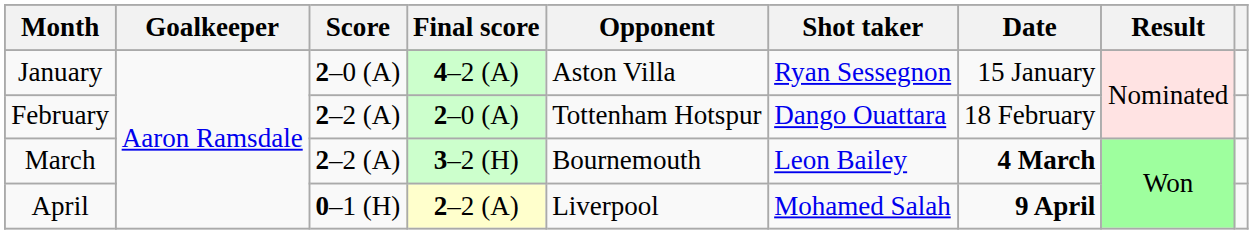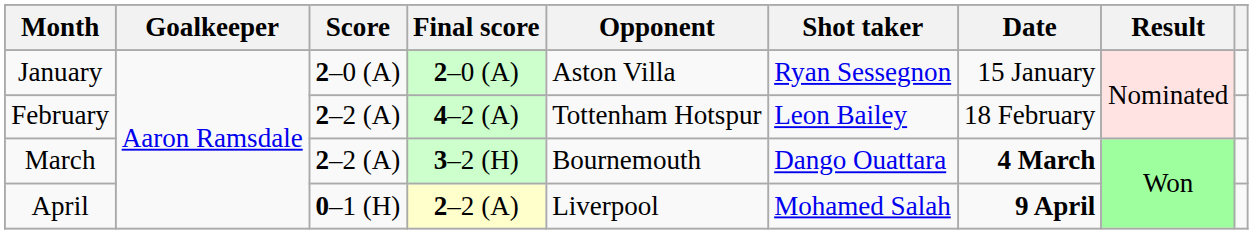(476, 71) 4–2 (A) -> (476, 71) 2–0 (A)
(476, 116) 2–0 (A) -> (476, 116) 4–2 (A)
(860, 116) Dango Ouattara -> (841, 116) Leon Bailey
(841, 161) Leon Bailey -> (860, 161) Dango Ouattara
